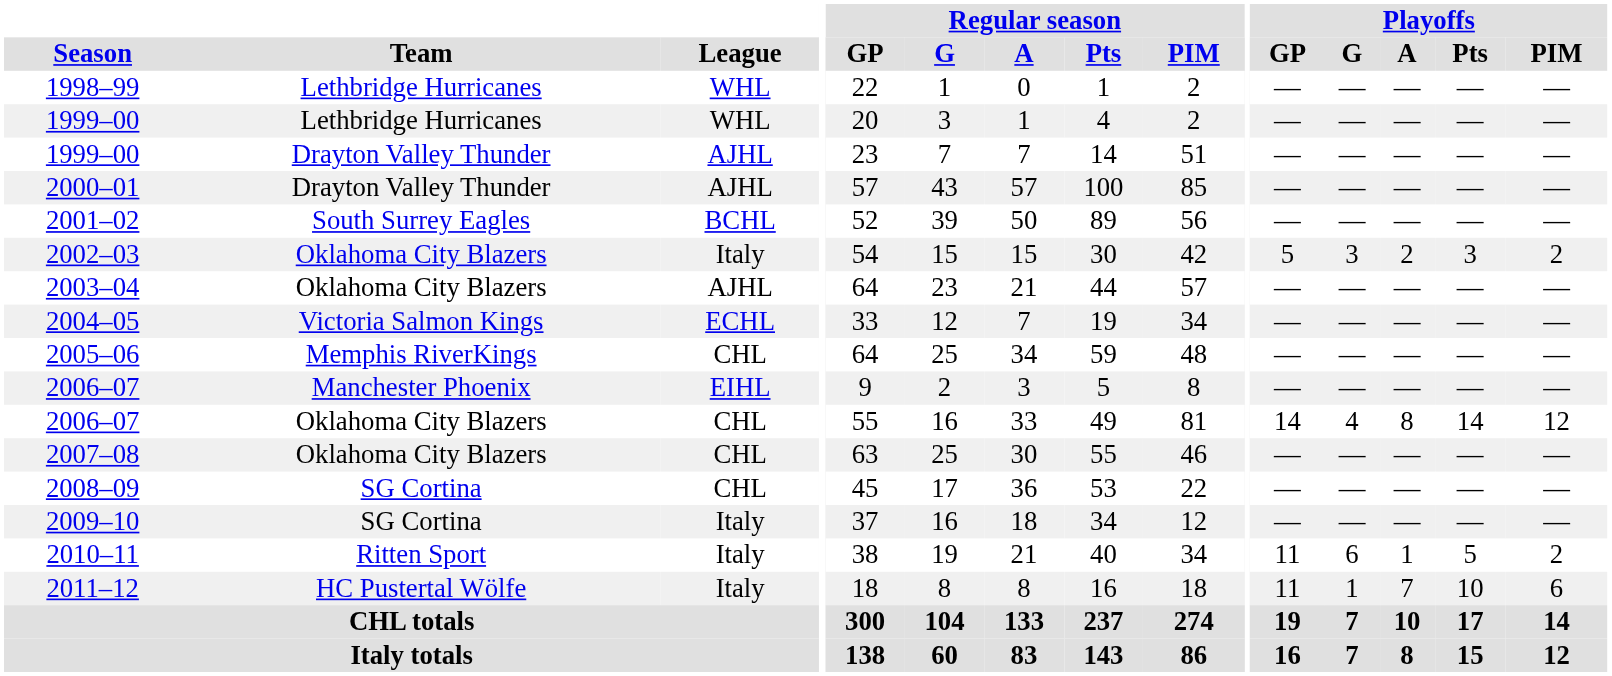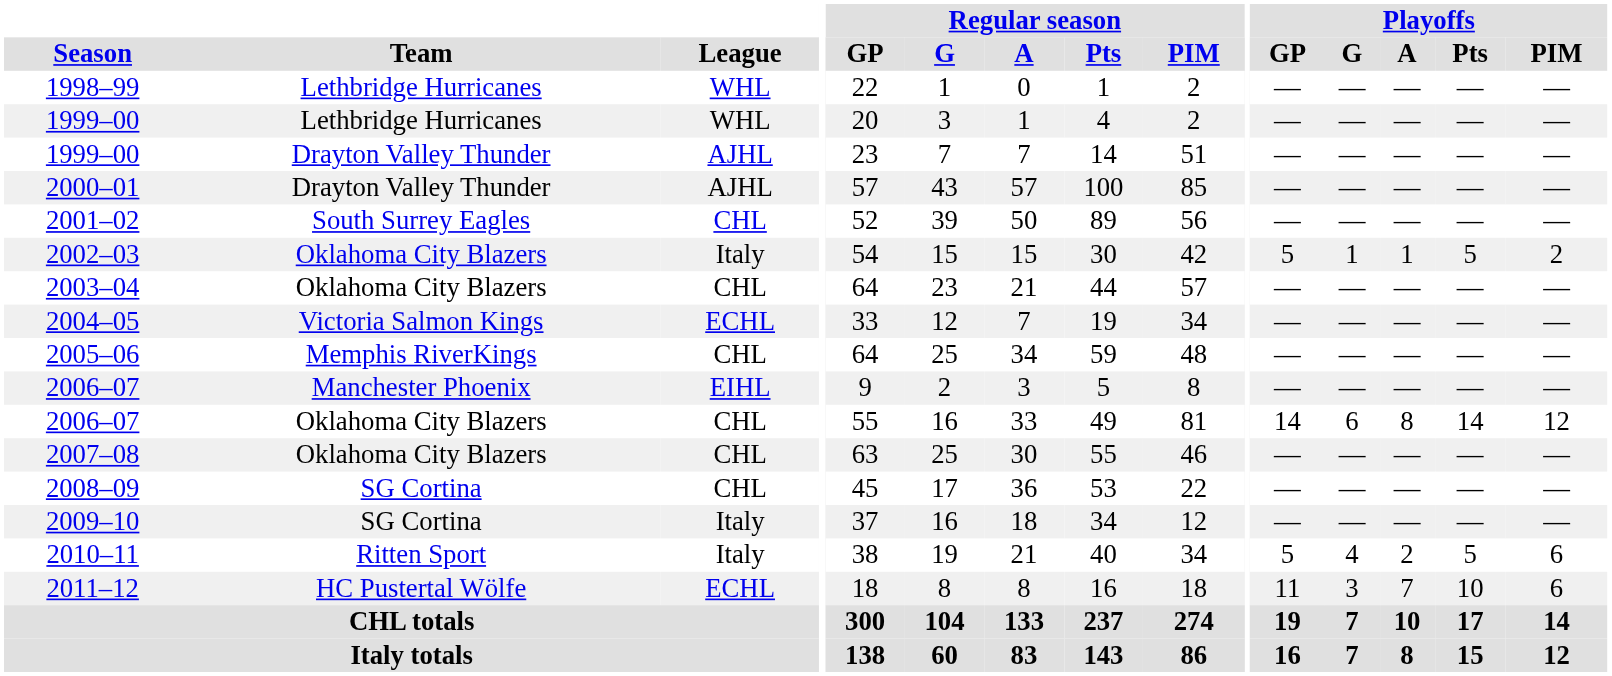(740, 220) BCHL -> (740, 220) CHL
(1352, 254) 3 -> (1352, 254) 1
(1407, 254) 2 -> (1407, 254) 1
(1470, 254) 3 -> (1470, 254) 5
(740, 287) AJHL -> (740, 287) CHL
(1352, 421) 4 -> (1352, 421) 6
(1287, 554) 11 -> (1287, 554) 5
(1352, 554) 6 -> (1352, 554) 4
(1407, 554) 1 -> (1407, 554) 2
(1556, 554) 2 -> (1556, 554) 6
(740, 588) Italy -> (740, 588) ECHL
(1352, 588) 1 -> (1352, 588) 3
